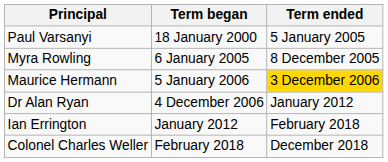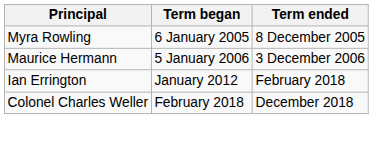- row: (50, 37)
(325, 80) gold background -> (310, 59) no background
- row: (48, 102)
